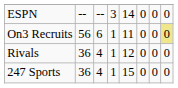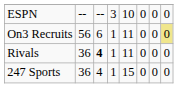(128, 14) 14 -> (128, 14) 10
(99, 53) normal -> (99, 53) bold
(128, 53) 12 -> (128, 53) 11
